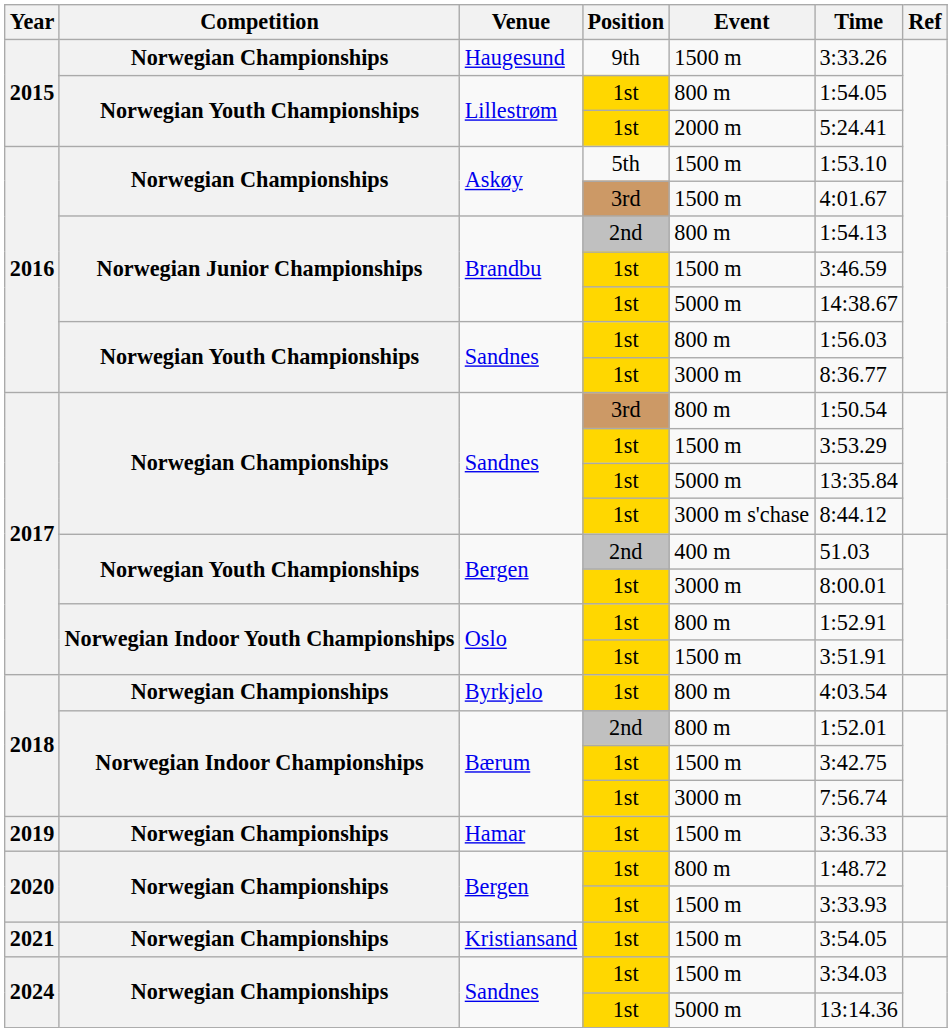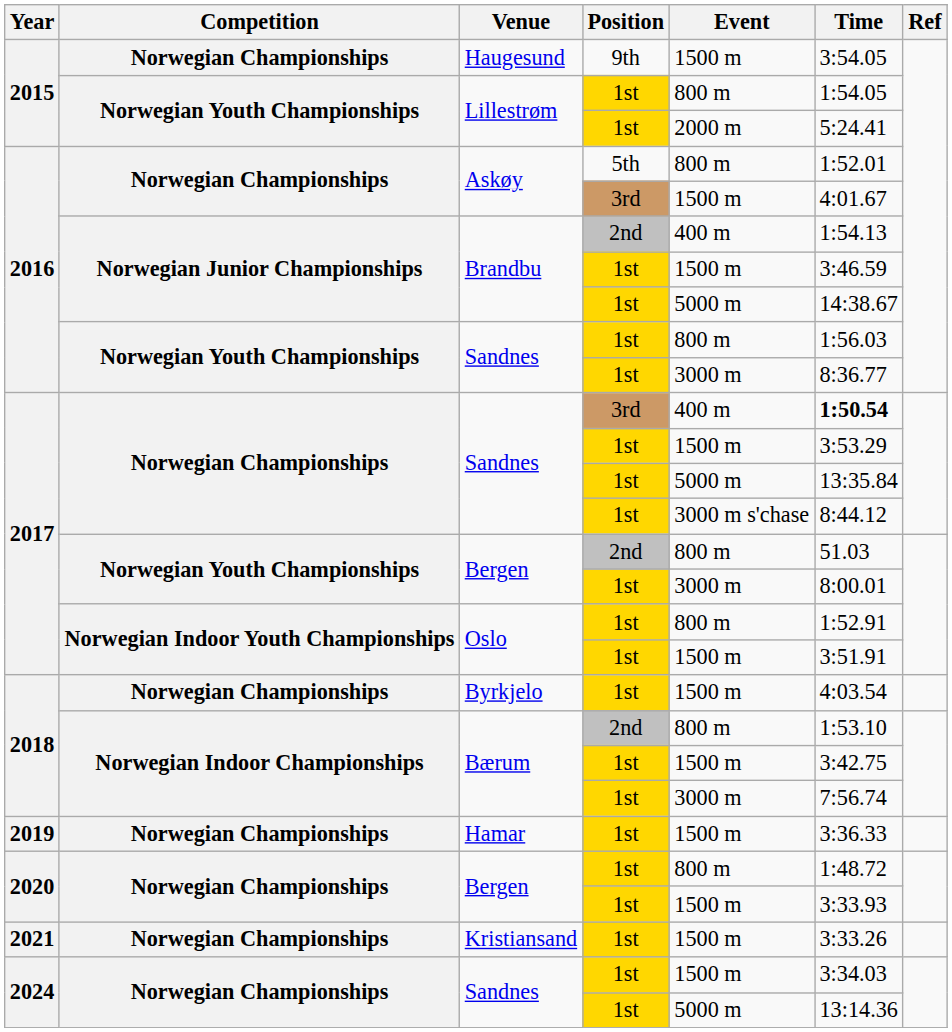(853, 57) 3:33.26 -> (853, 57) 3:54.05
(708, 163) 1500 m -> (702, 163) 800 m
(853, 163) 1:53.10 -> (853, 163) 1:52.01
(702, 233) 800 m -> (702, 233) 400 m
(702, 410) 800 m -> (702, 410) 400 m
(853, 410) normal -> (854, 410) bold
(702, 551) 400 m -> (702, 551) 800 m
(702, 692) 800 m -> (708, 692) 1500 m
(853, 727) 1:52.01 -> (853, 727) 1:53.10
(853, 939) 3:54.05 -> (853, 939) 3:33.26
